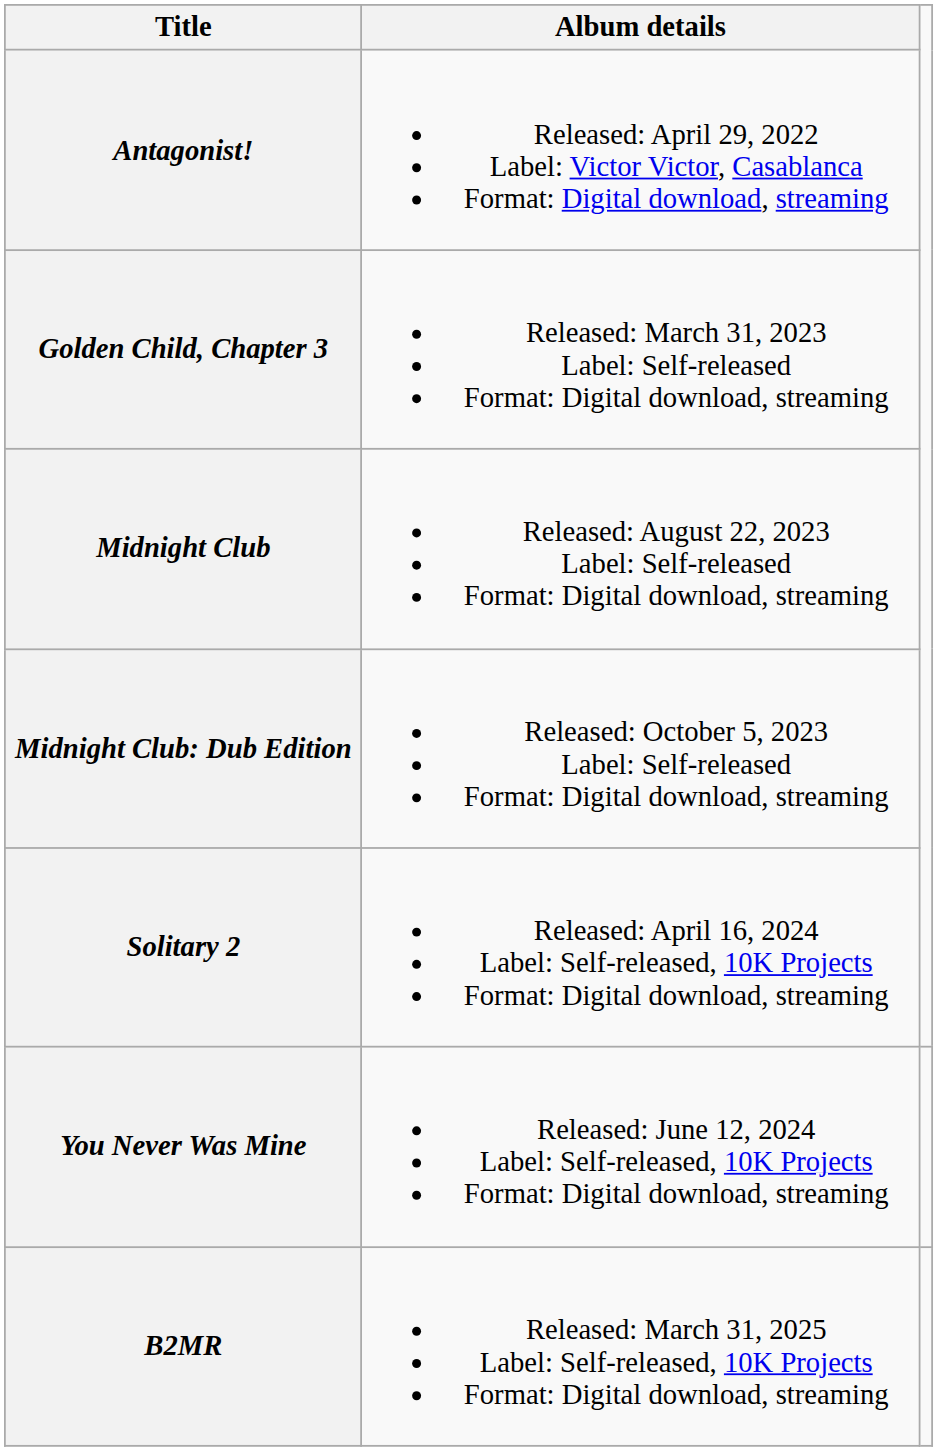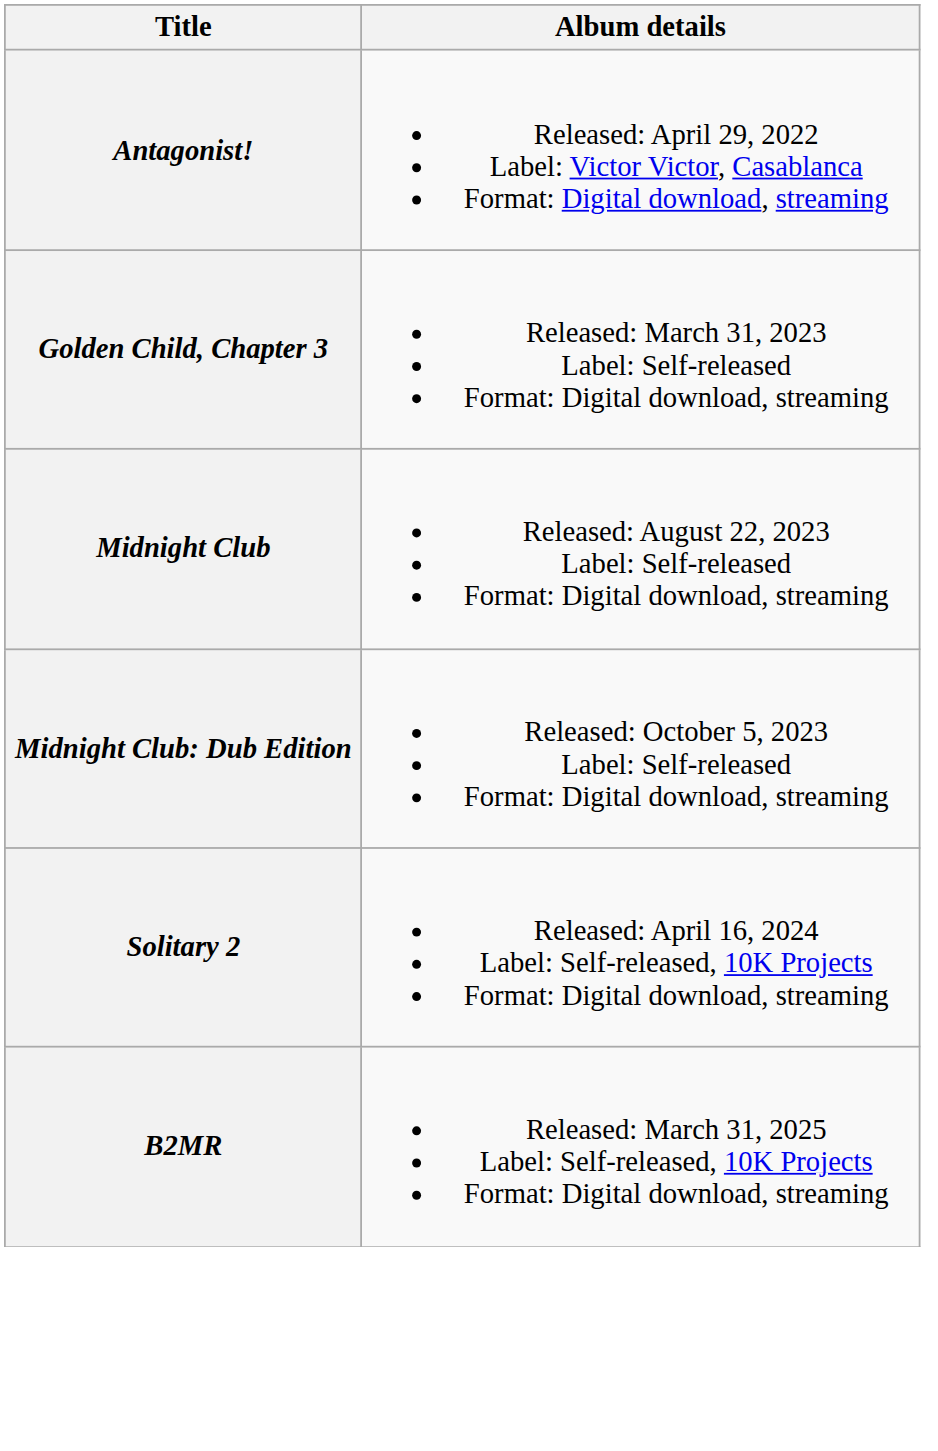- row: (183, 1146)
